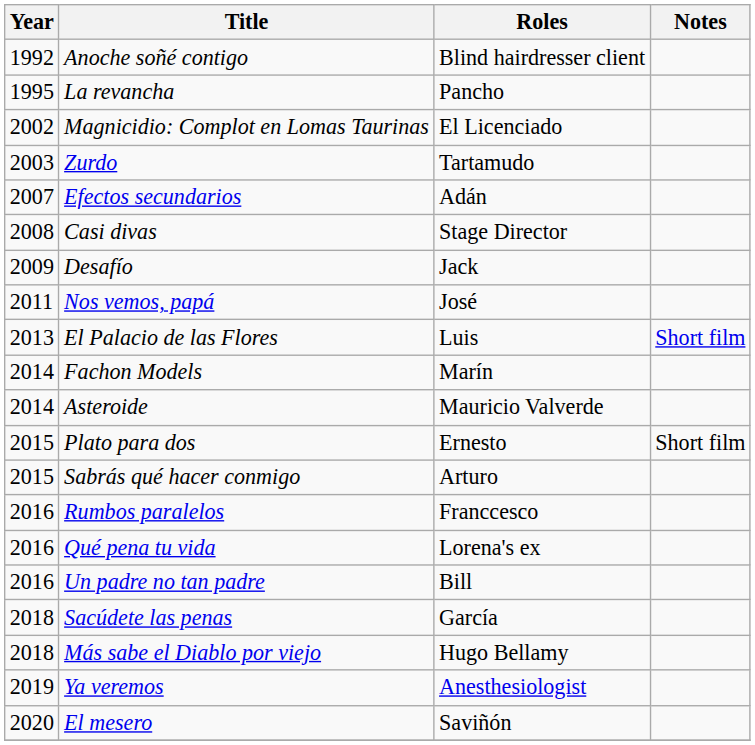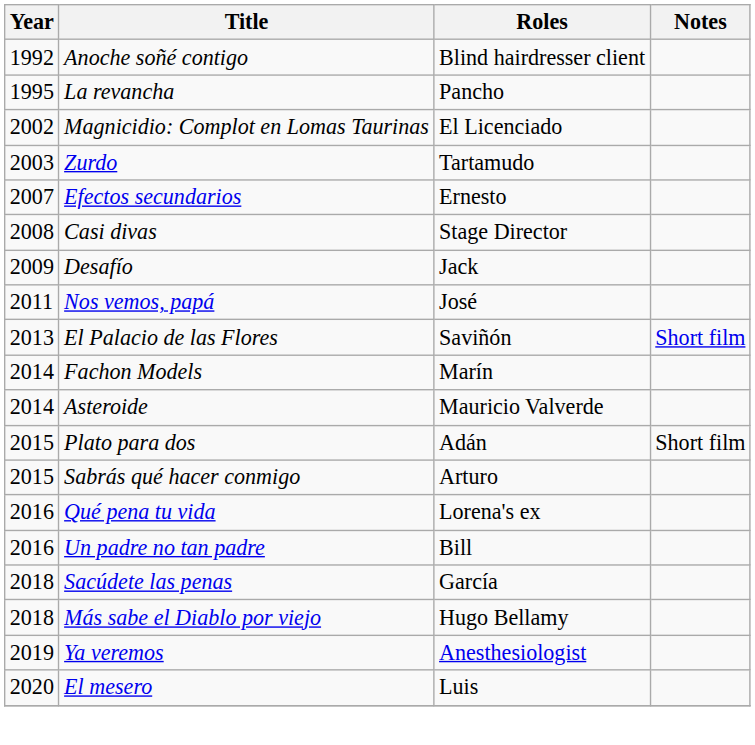(463, 197) Adán -> (473, 197) Ernesto
(459, 337) Luis -> (475, 337) Saviñón
(473, 442) Ernesto -> (463, 442) Adán
- row: (144, 512)
(475, 722) Saviñón -> (459, 687) Luis
